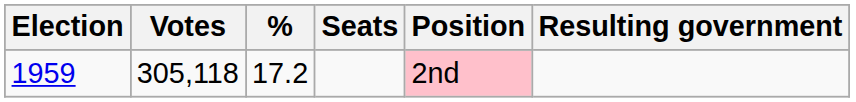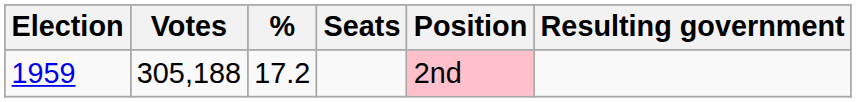(188, 73) 305,118 -> (189, 73) 305,188
